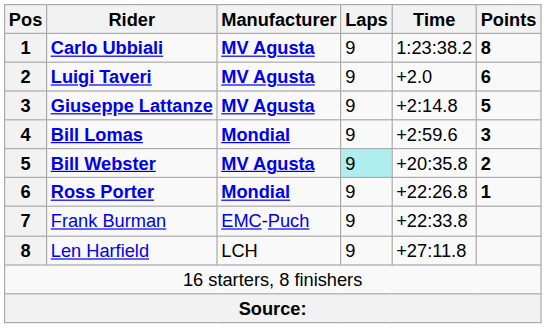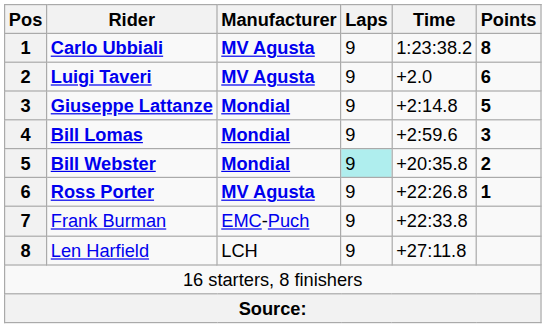(268, 106) MV Agusta -> (256, 106) Mondial
(268, 164) MV Agusta -> (256, 164) Mondial
(256, 192) Mondial -> (268, 192) MV Agusta
